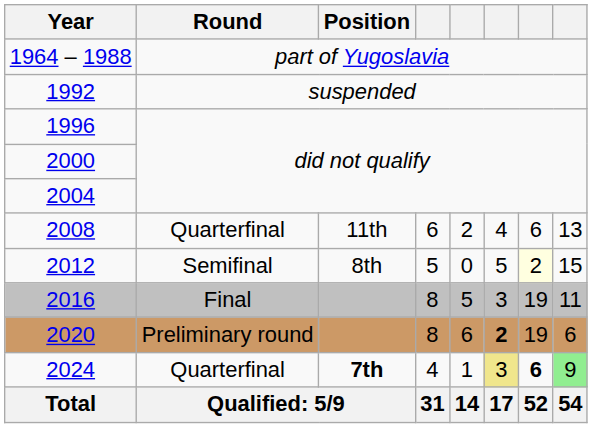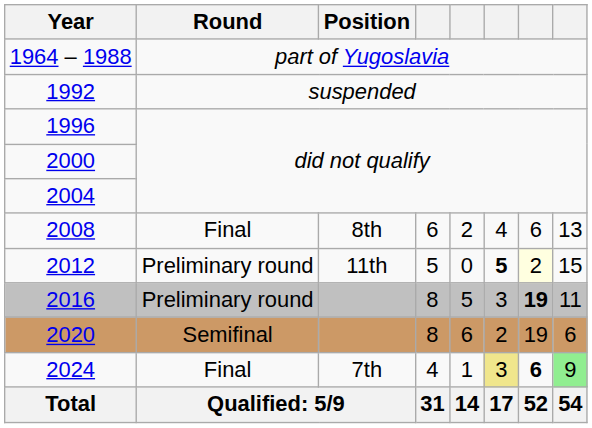(228, 230) Quarterfinal -> (228, 230) Final
(367, 230) 11th -> (367, 230) 8th
(228, 265) Semifinal -> (228, 265) Preliminary round
(367, 265) 8th -> (367, 265) 11th
(501, 265) normal -> (501, 265) bold
(228, 299) Final -> (228, 299) Preliminary round
(536, 299) normal -> (536, 299) bold
(228, 334) Preliminary round -> (228, 334) Semifinal
(501, 334) bold -> (501, 334) normal
(228, 369) Quarterfinal -> (228, 369) Final
(367, 369) bold -> (367, 369) normal
